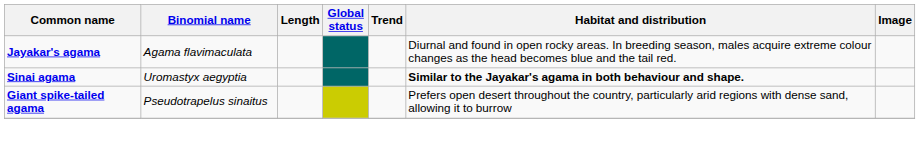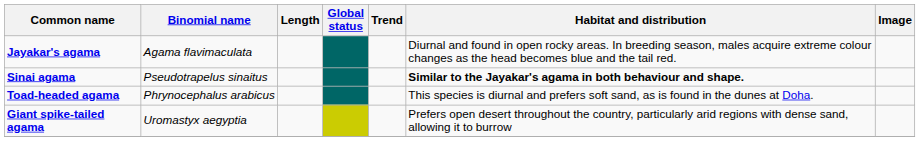(195, 77) Uromastyx aegyptia -> (206, 77) Pseudotrapelus sinaitus
+ row: (63, 95)
(206, 102) Pseudotrapelus sinaitus -> (195, 120) Uromastyx aegyptia
